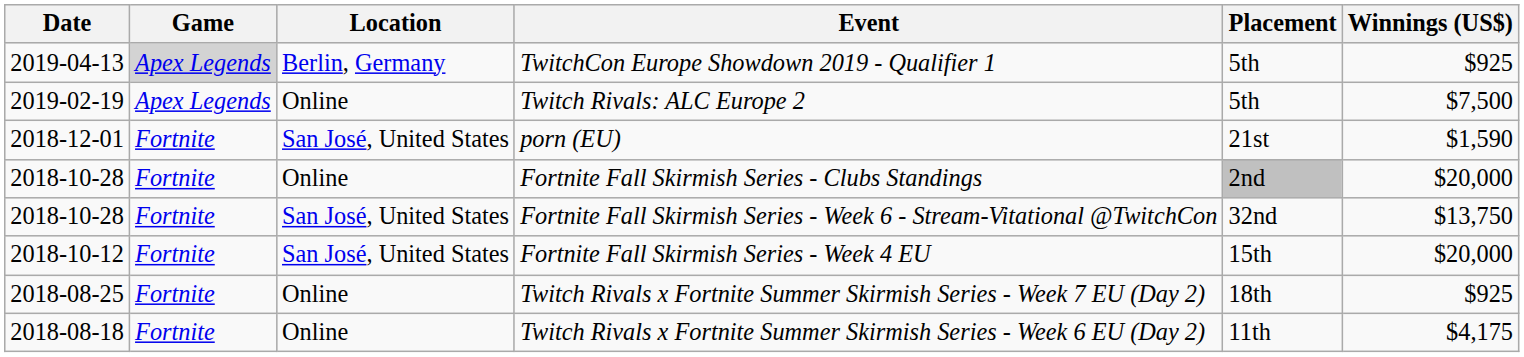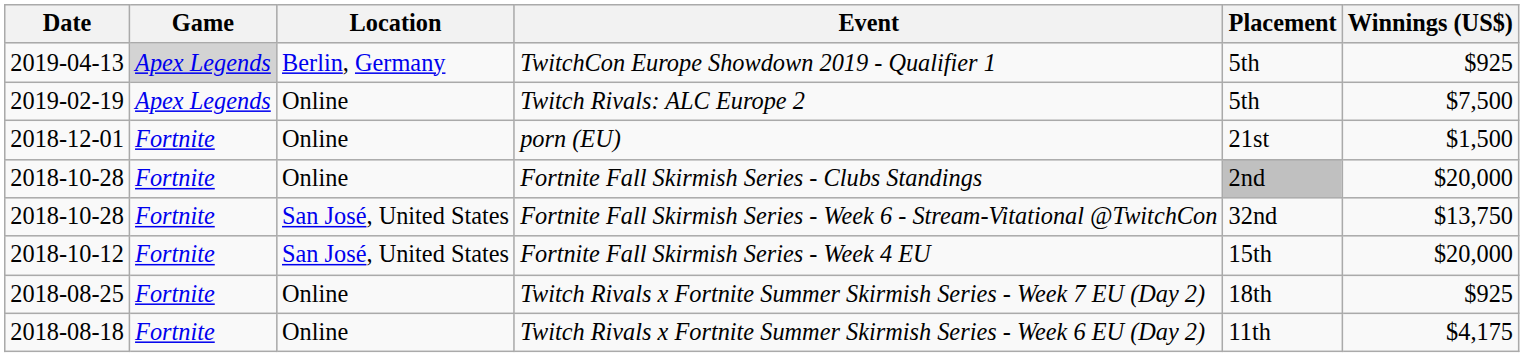(396, 139) San José, United States -> (315, 139) Online
(1480, 139) $1,590 -> (1480, 139) $1,500
